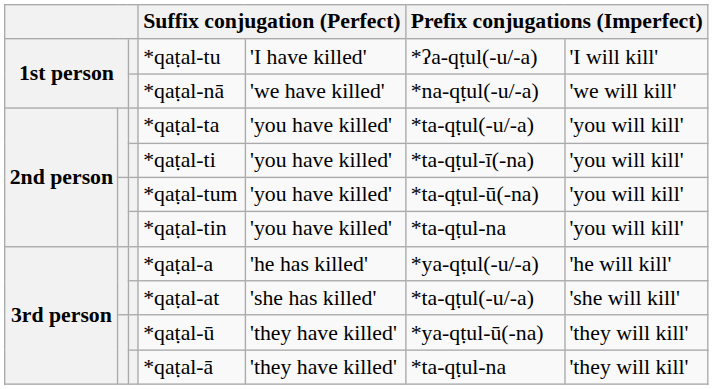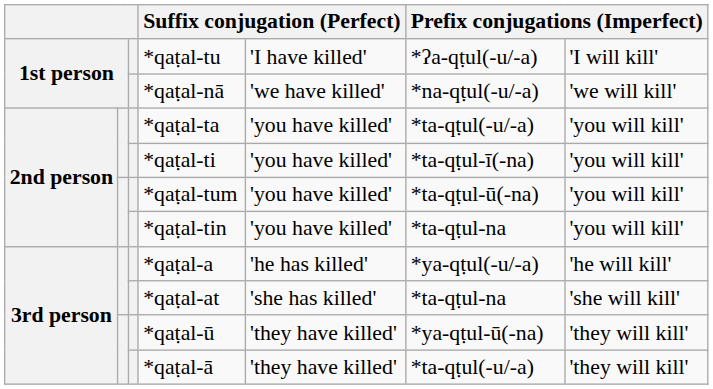(472, 297) *ta-qṭul(-u/-a) -> (458, 297) *ta-qṭul-na
(458, 366) *ta-qṭul-na -> (472, 366) *ta-qṭul(-u/-a)
